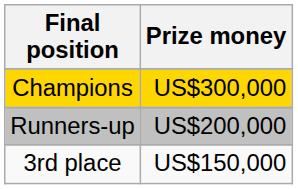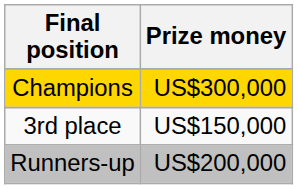rows swapped: (73, 125) <-> (73, 163)
